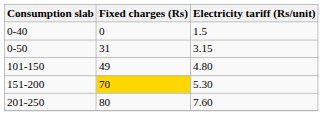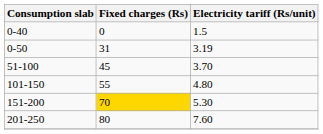(203, 48) 3.15 -> (203, 48) 3.19
+ row: (23, 66)
(105, 66) 49 -> (105, 84) 55
